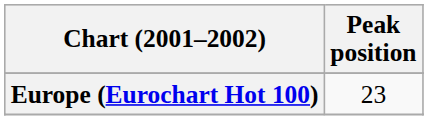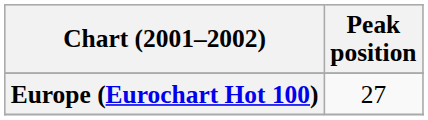(373, 93) 23 -> (373, 93) 27
